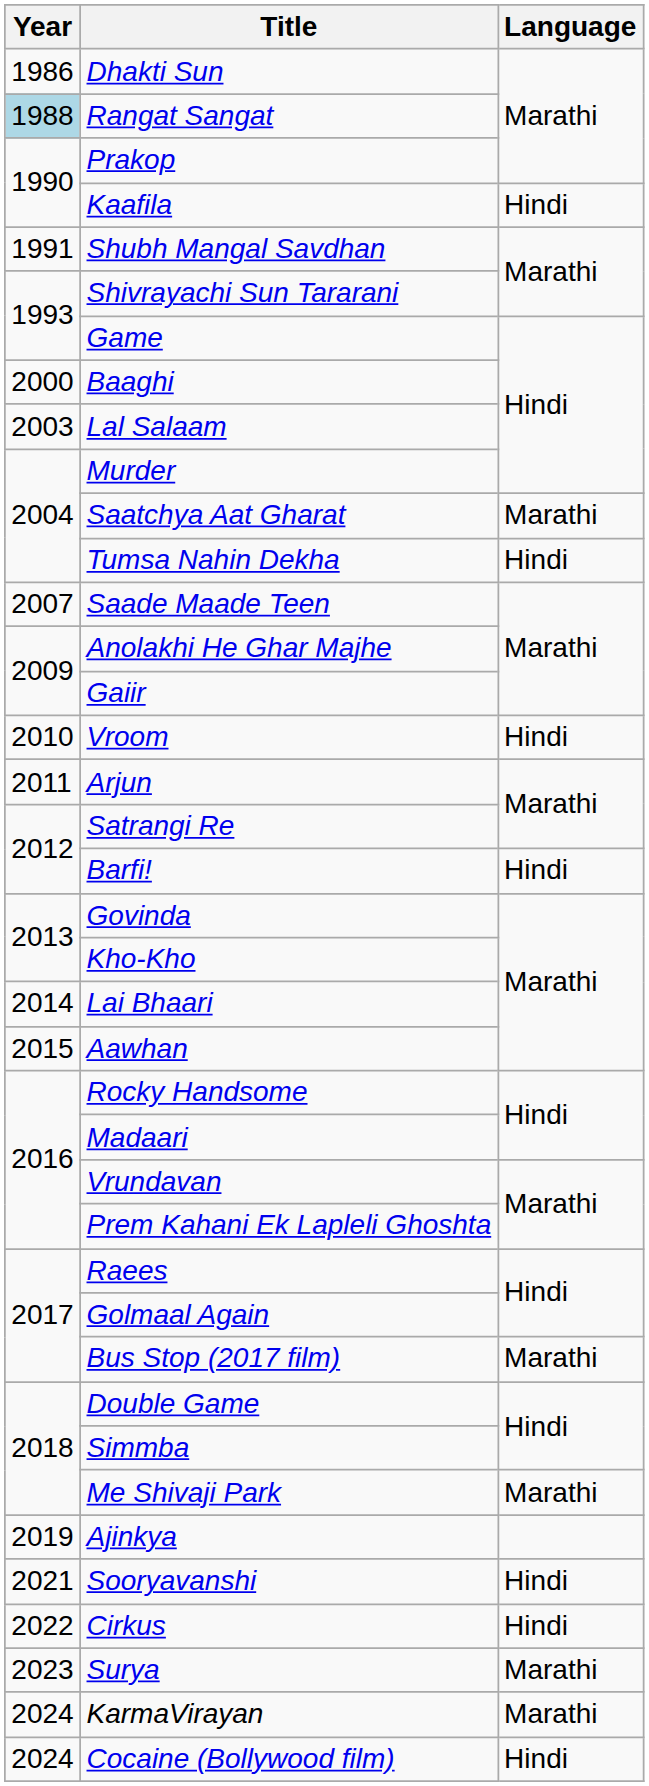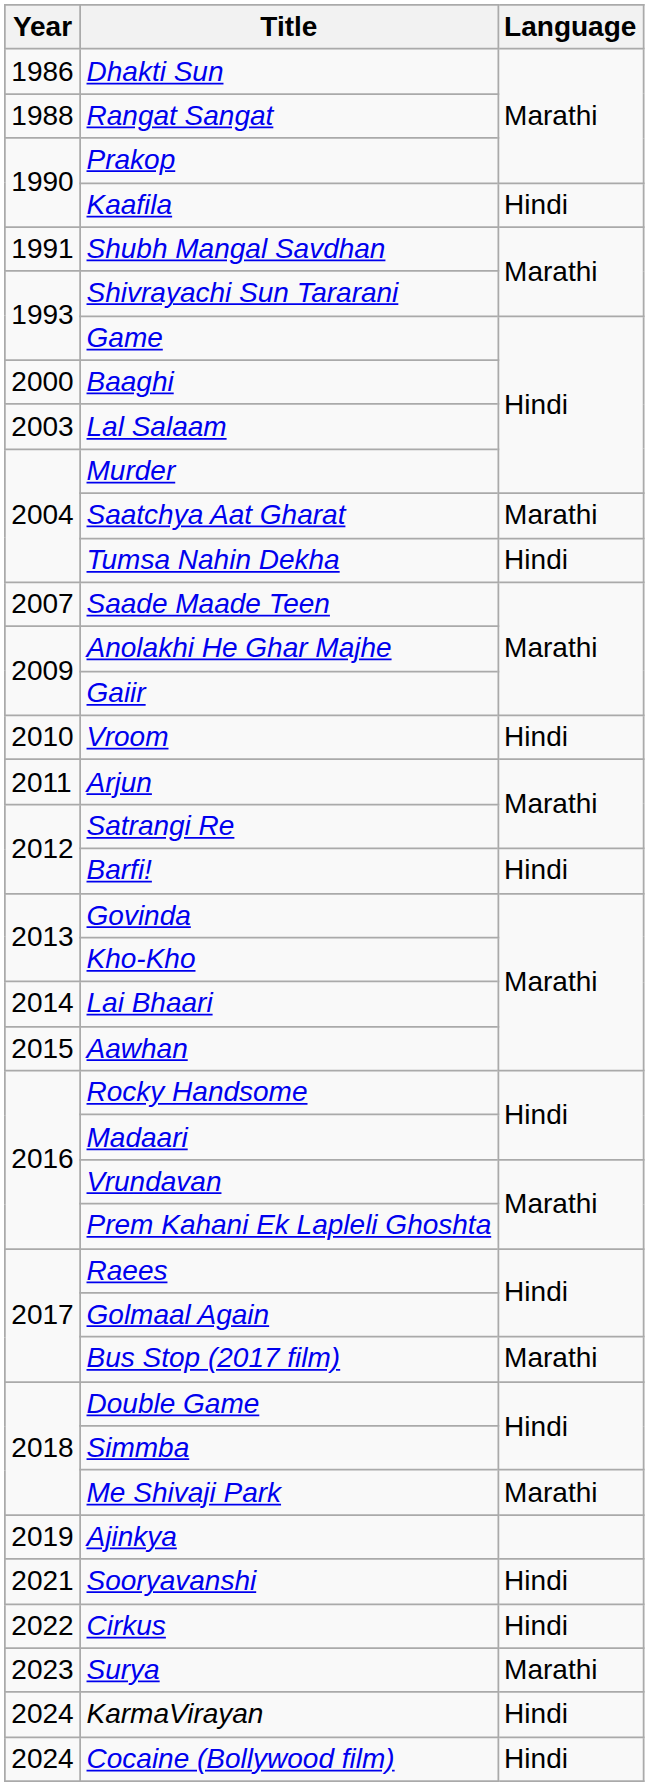(42, 115) lightblue background -> (42, 115) no background
(551, 1714) Marathi -> (536, 1714) Hindi
